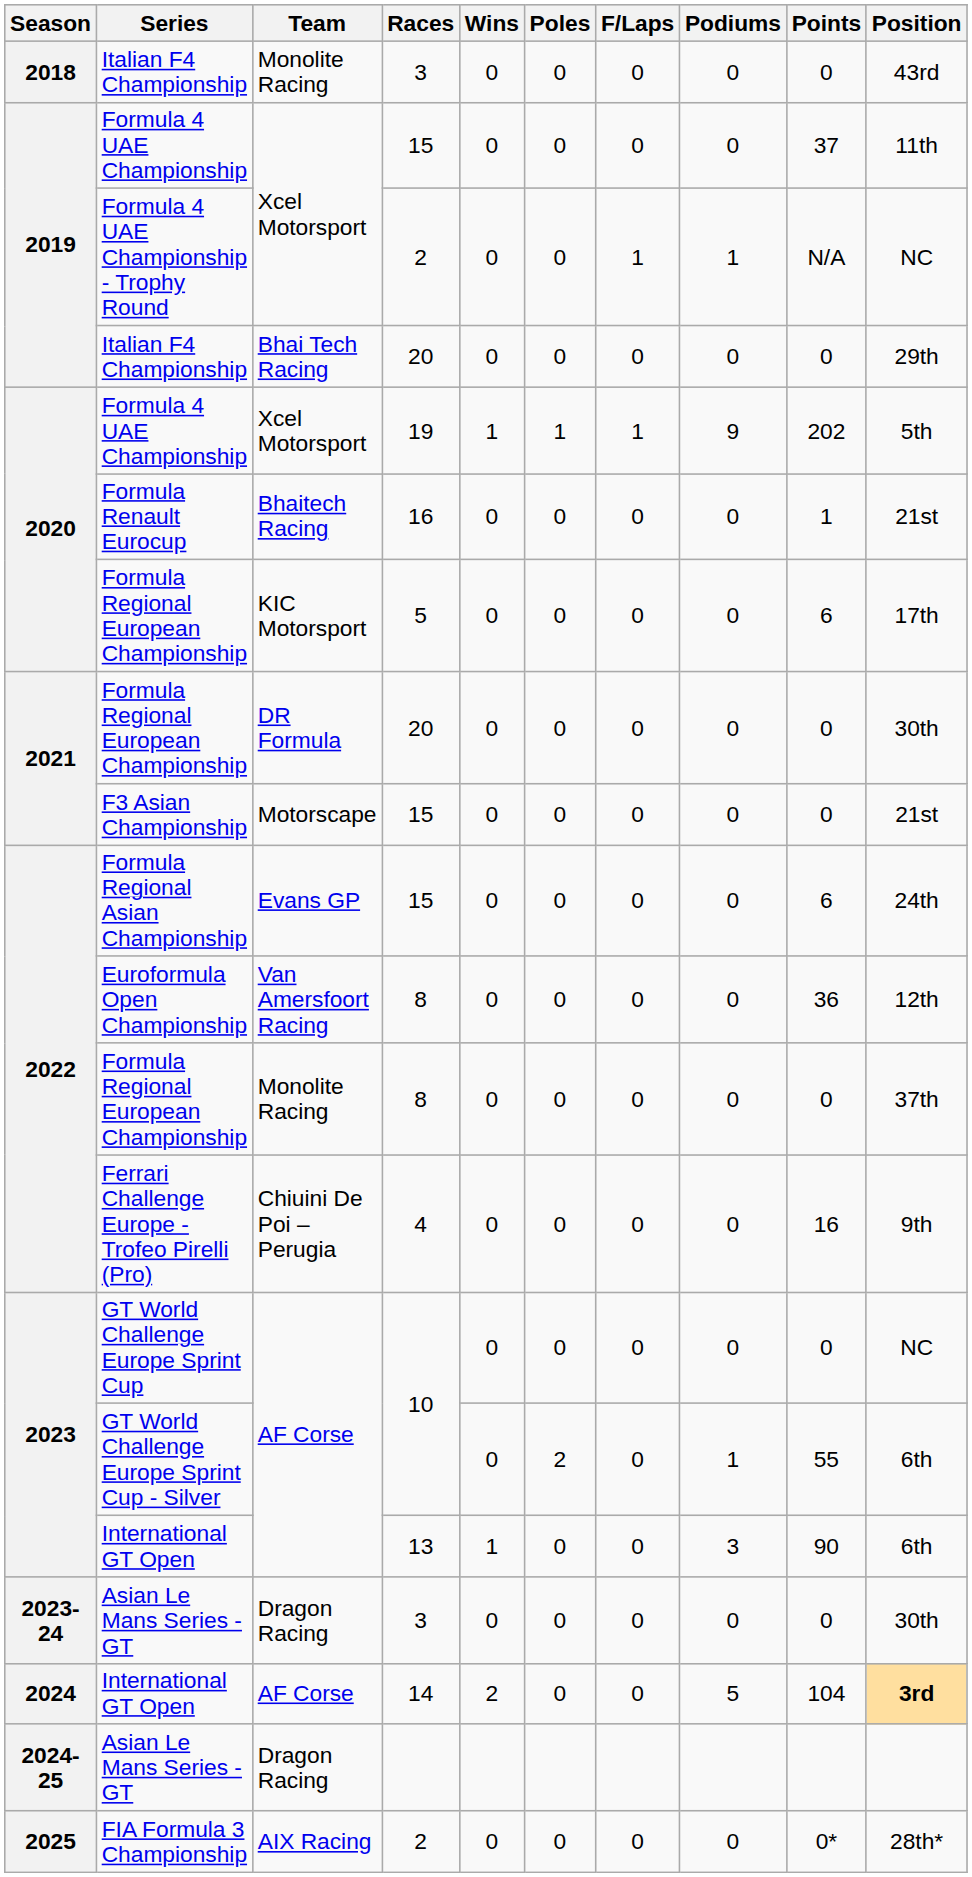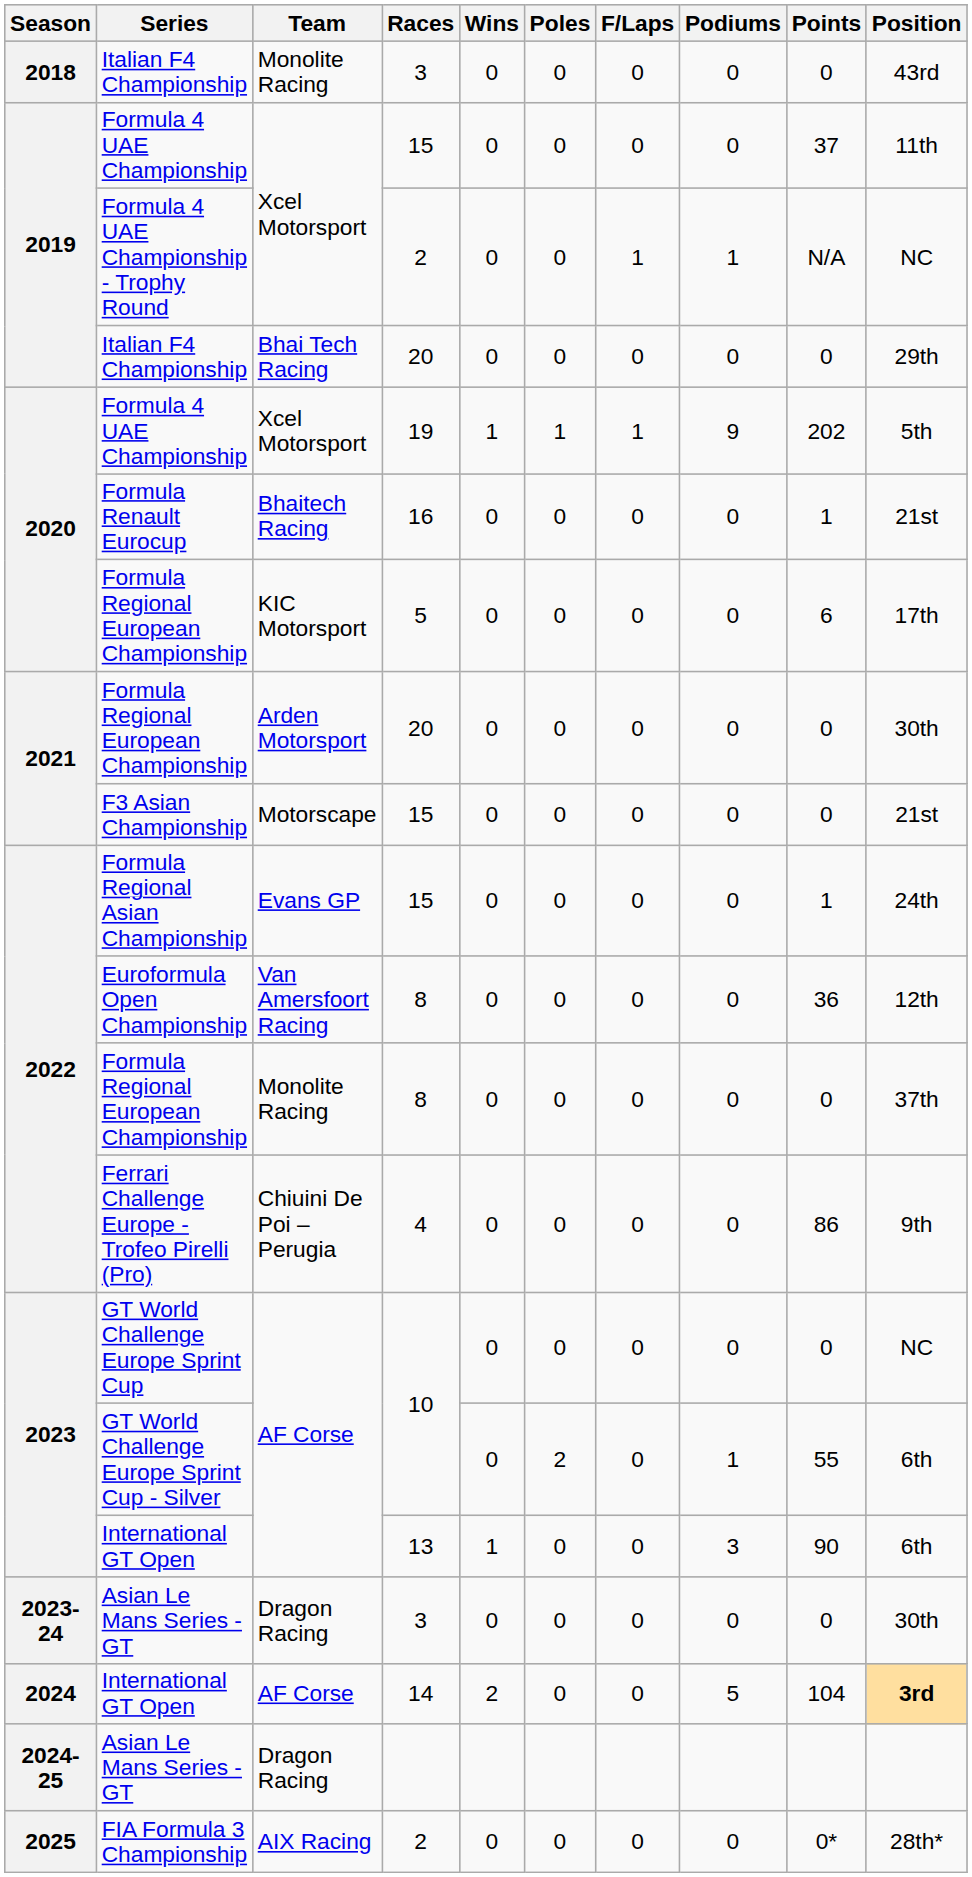(299, 728) DR Formula -> (312, 728) Arden Motorsport
(826, 901) 6 -> (826, 901) 1
(826, 1224) 16 -> (826, 1224) 86
